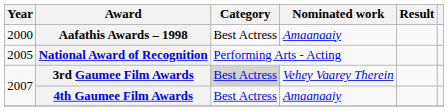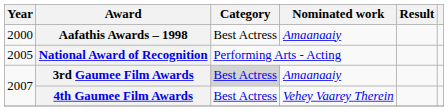(338, 75) Vehey Vaarey Therein -> (312, 75) Amaanaaiy
(312, 95) Amaanaaiy -> (338, 95) Vehey Vaarey Therein
